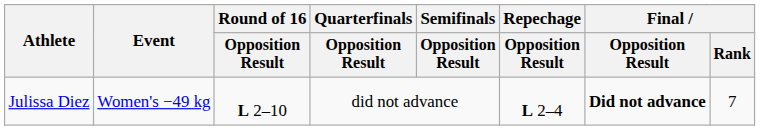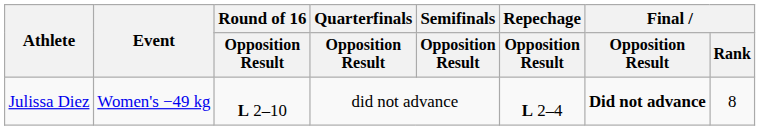(732, 101) 7 -> (732, 101) 8
